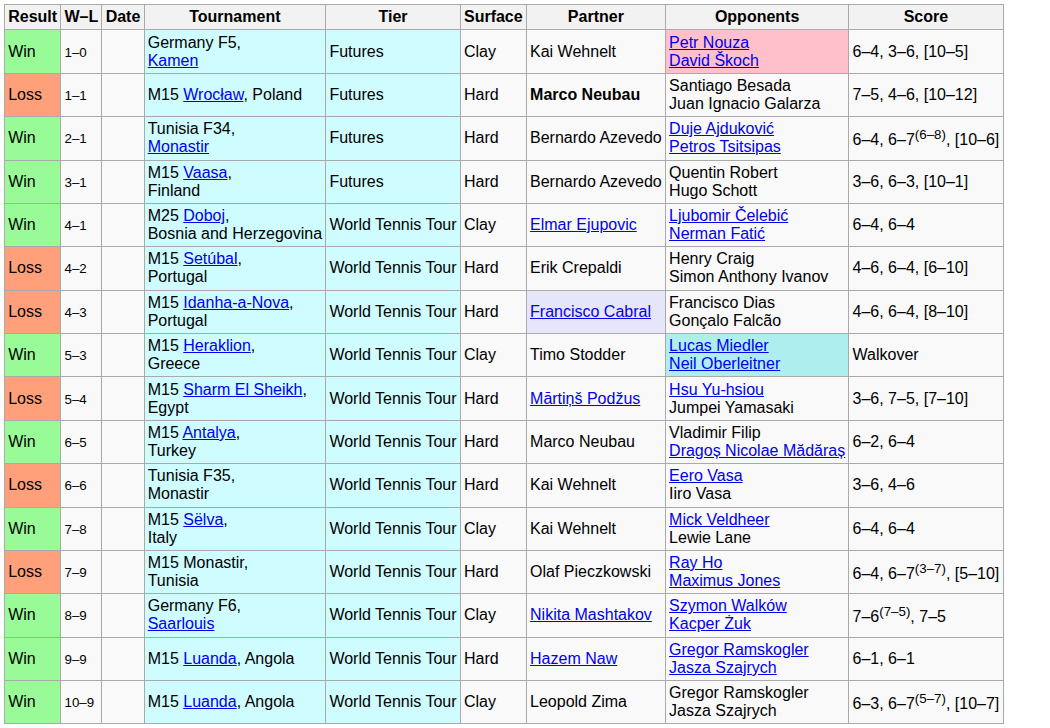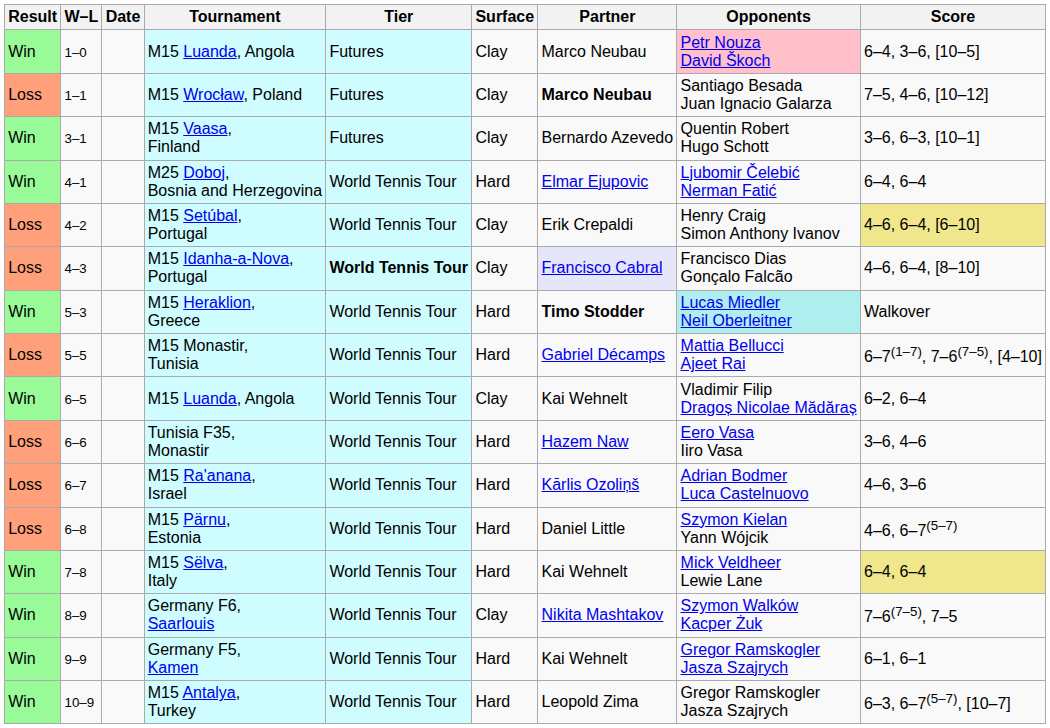(194, 51) Germany F5, Kamen -> (221, 51) M15 Luanda, Angola
(573, 51) Kai Wehnelt -> (594, 51) Marco Neubau
(481, 94) Hard -> (491, 94) Clay
- row: (76, 139)
(481, 181) Hard -> (491, 138) Clay
(480, 225) Clay -> (493, 181) Hard
(481, 268) Hard -> (491, 225) Clay
(910, 268) no background -> (922, 225) khaki background
(393, 311) normal -> (399, 268) bold
(481, 311) Hard -> (491, 268) Clay
(480, 355) Clay -> (493, 311) Hard
(578, 355) normal -> (593, 311) bold
- row: (76, 399)
+ row: (76, 356)
(194, 441) M15 Antalya, Turkey -> (221, 398) M15 Luanda, Angola
(481, 441) Hard -> (491, 398) Clay
(583, 441) Marco Neubau -> (585, 398) Kai Wehnelt
(573, 485) Kai Wehnelt -> (585, 441) Hazem Naw
+ row: (76, 486)
+ row: (76, 529)
(480, 528) Clay -> (493, 572) Hard
(884, 528) no background -> (895, 572) khaki background
- row: (76, 573)
(221, 658) M15 Luanda, Angola -> (194, 658) Germany F5, Kamen
(574, 658) Hazem Naw -> (585, 658) Kai Wehnelt
(221, 702) M15 Luanda, Angola -> (194, 702) M15 Antalya, Turkey
(480, 702) Clay -> (493, 702) Hard
